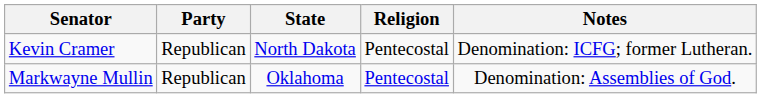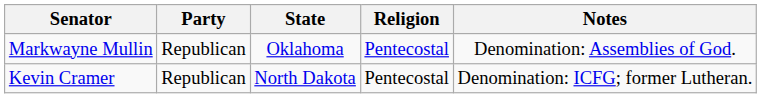rows swapped: (62, 48) <-> (81, 78)
